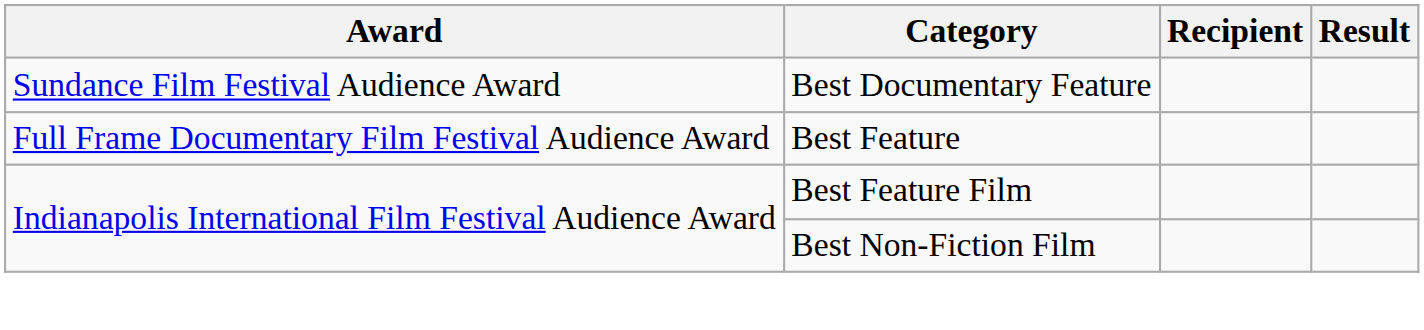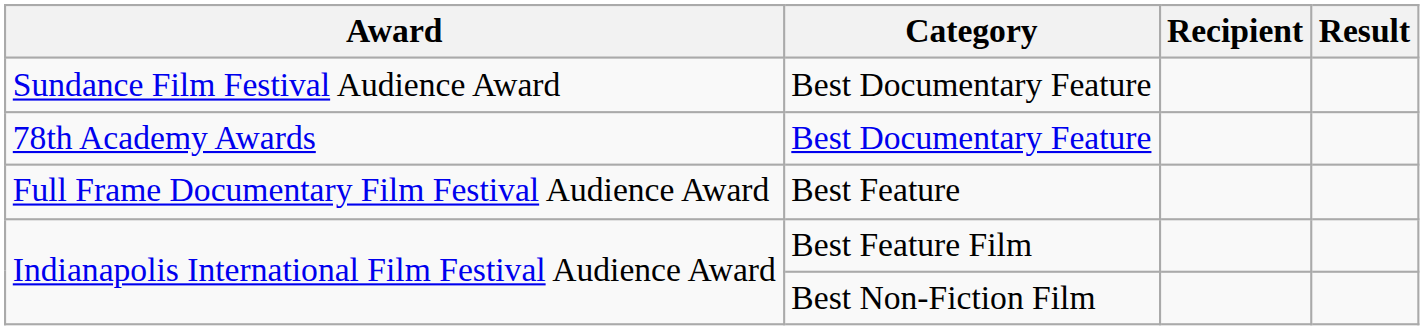+ row: (164, 137)
